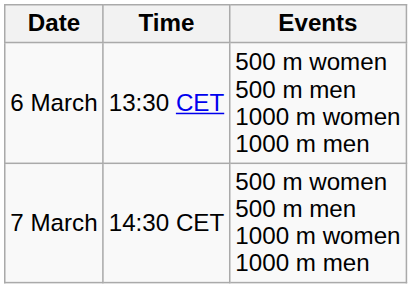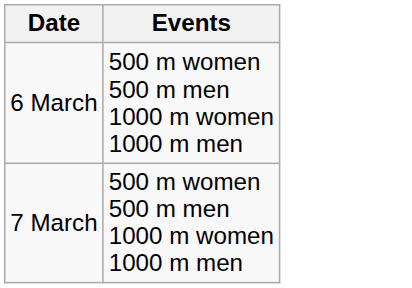- column: (166, 23)
